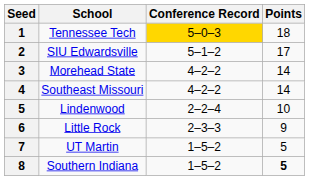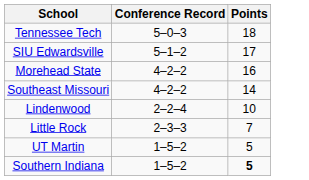- column: (21, 14)
(204, 33) gold background -> (170, 33) no background
(283, 71) 14 -> (249, 71) 16
(283, 128) 9 -> (249, 128) 7
